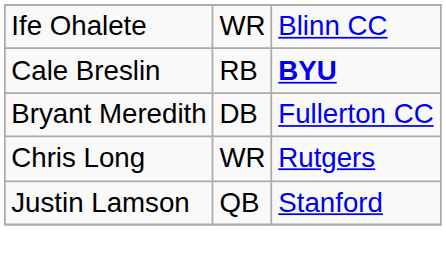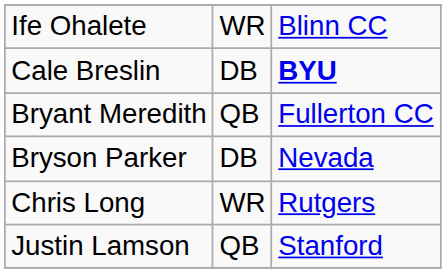(239, 70) RB -> (239, 70) DB
(239, 114) DB -> (239, 114) QB
+ row: (99, 158)
